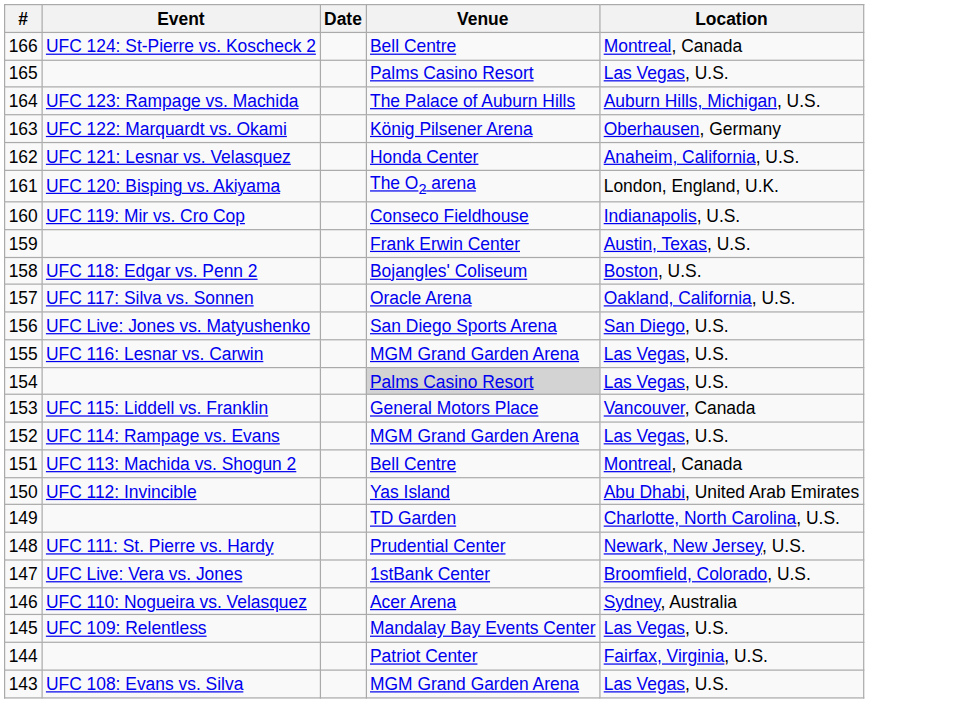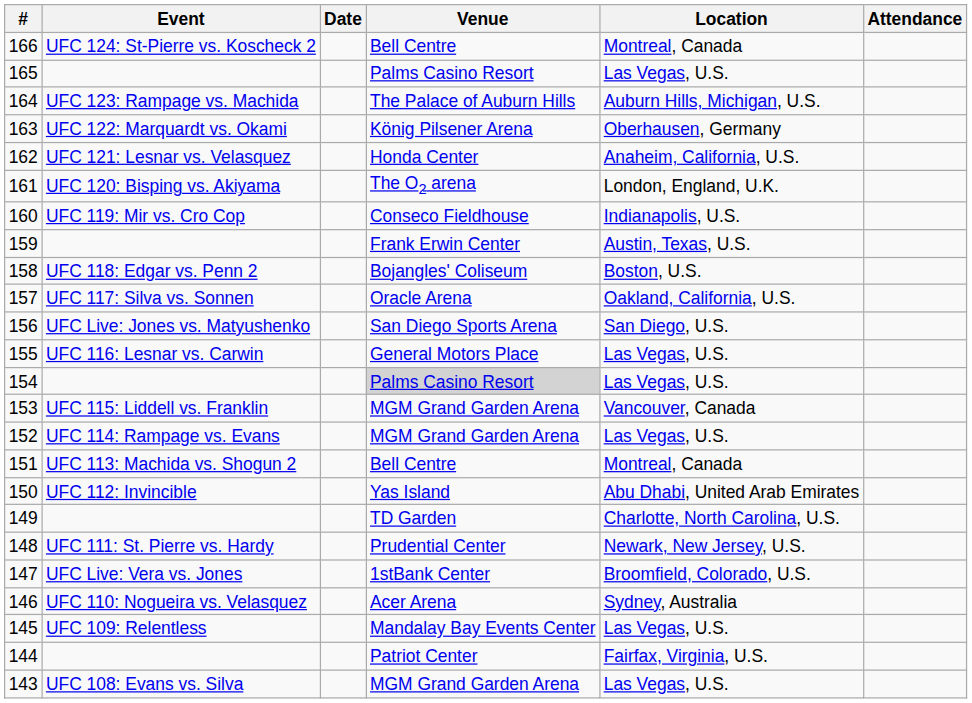+ column: (915, 19)
(475, 354) MGM Grand Garden Arena -> (454, 354) General Motors Place
(454, 409) General Motors Place -> (475, 409) MGM Grand Garden Arena
